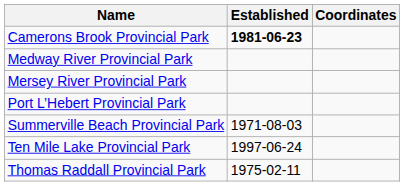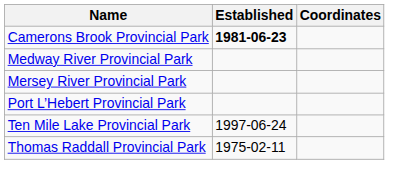- row: (116, 125)
